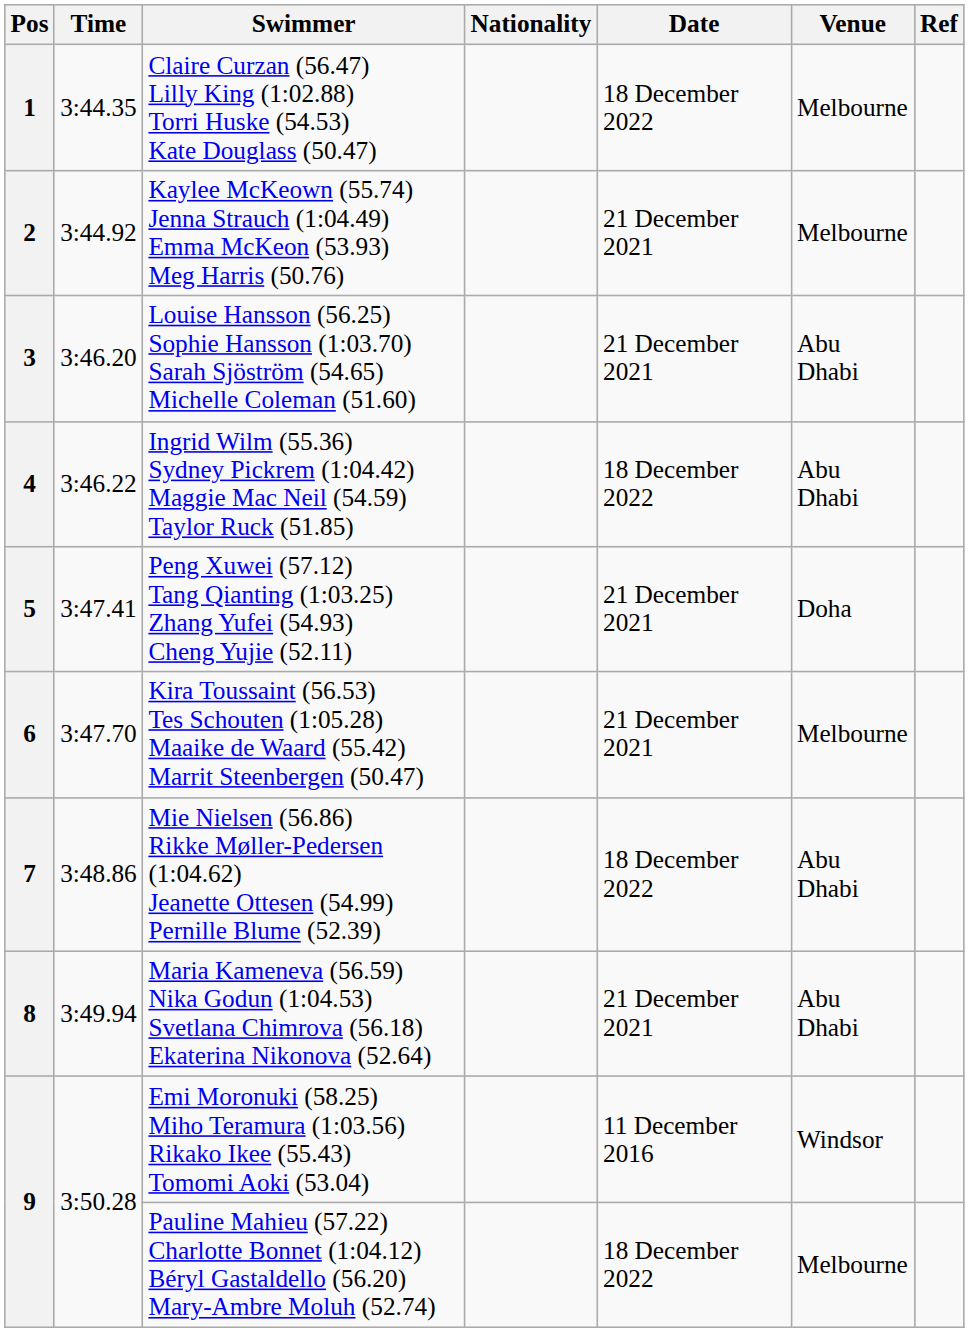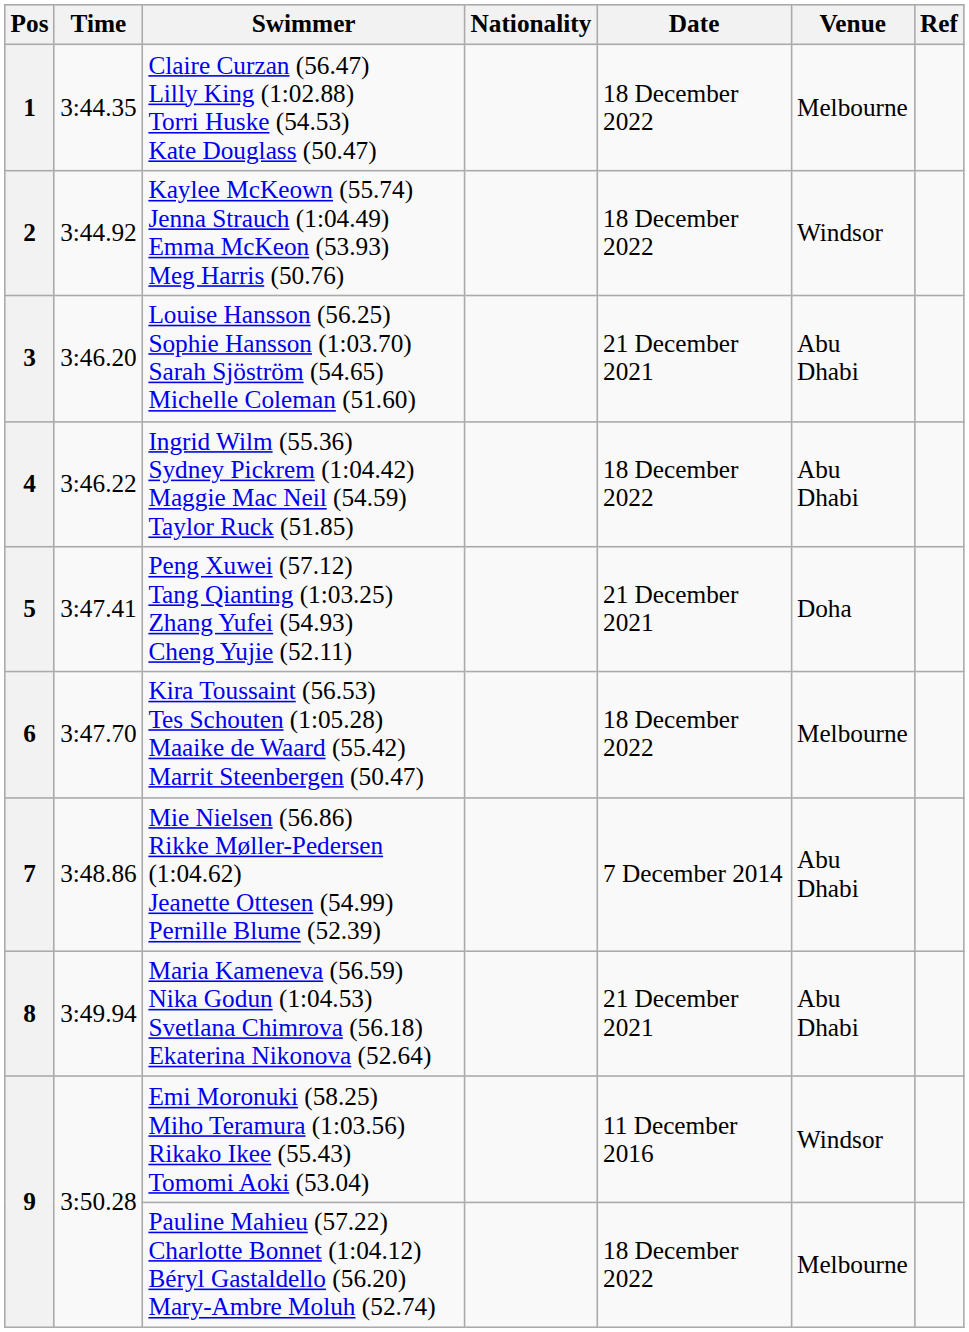(671, 232) 21 December 2021 -> (671, 232) 18 December 2022
(852, 232) Melbourne -> (840, 232) Windsor
(671, 734) 21 December 2021 -> (671, 734) 18 December 2022
(671, 873) 18 December 2022 -> (693, 873) 7 December 2014
